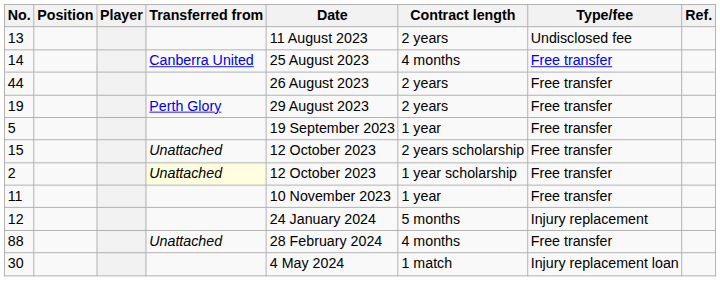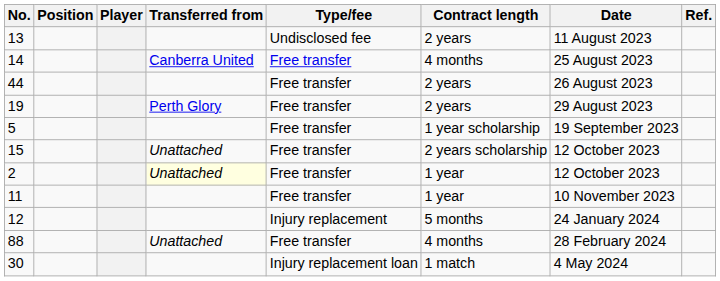columns swapped: (605, 15) <-> (332, 15)
(421, 128) 1 year -> (482, 128) 1 year scholarship
(459, 173) 1 year scholarship -> (444, 173) 1 year
